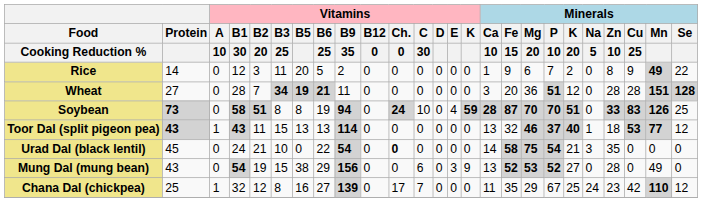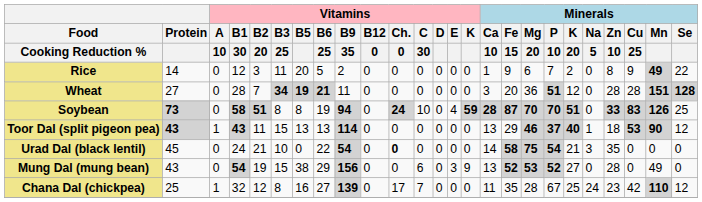(511, 129) 32 -> (511, 129) 29
(656, 129) 77 -> (656, 129) 90
(531, 187) 29 -> (531, 187) 28
